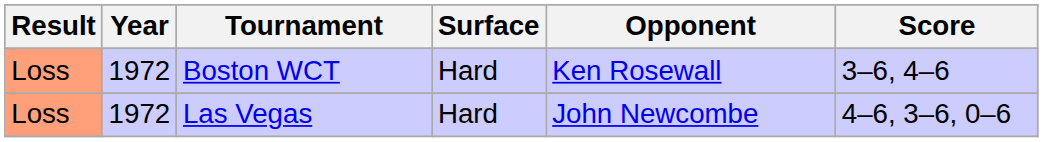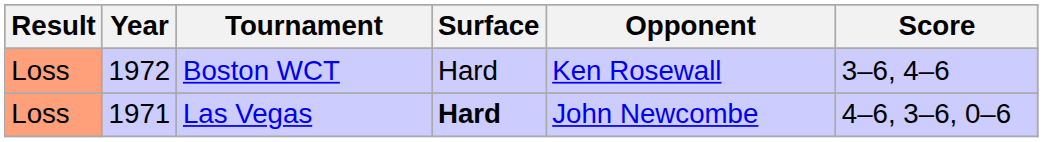(139, 114) 1972 -> (139, 114) 1971
(468, 114) normal -> (469, 114) bold
